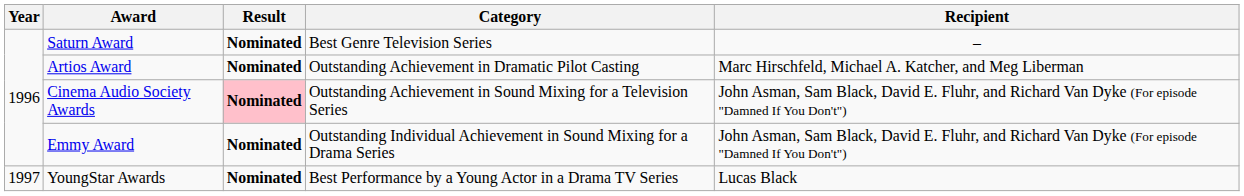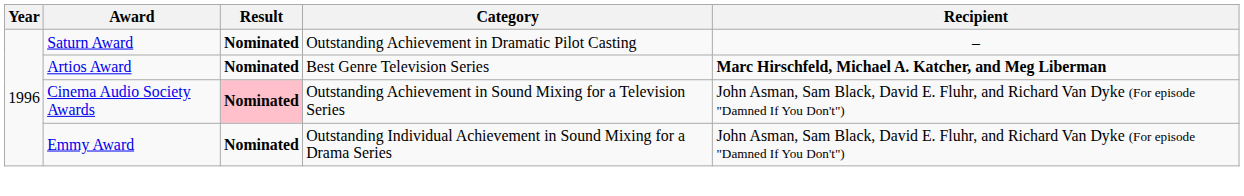(400, 42) Best Genre Television Series -> (471, 42) Outstanding Achievement in Dramatic Pilot Casting
(474, 67) Outstanding Achievement in Dramatic Pilot Casting -> (398, 67) Best Genre Television Series
(901, 67) normal -> (911, 67) bold
- row: (106, 178)
